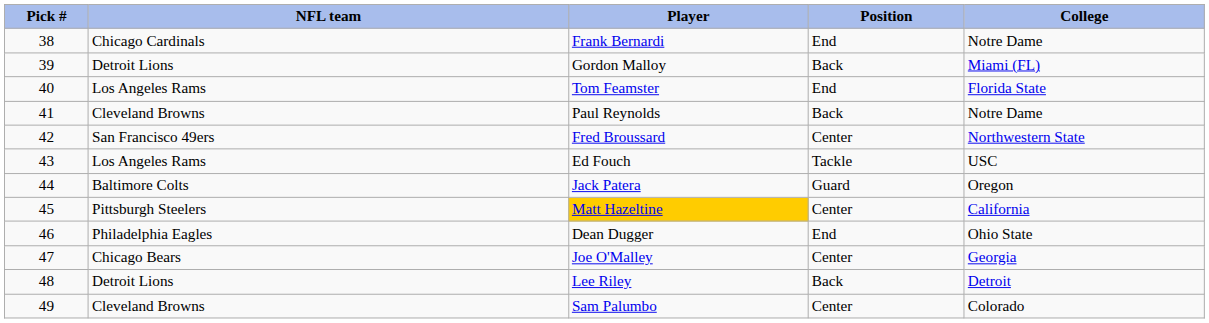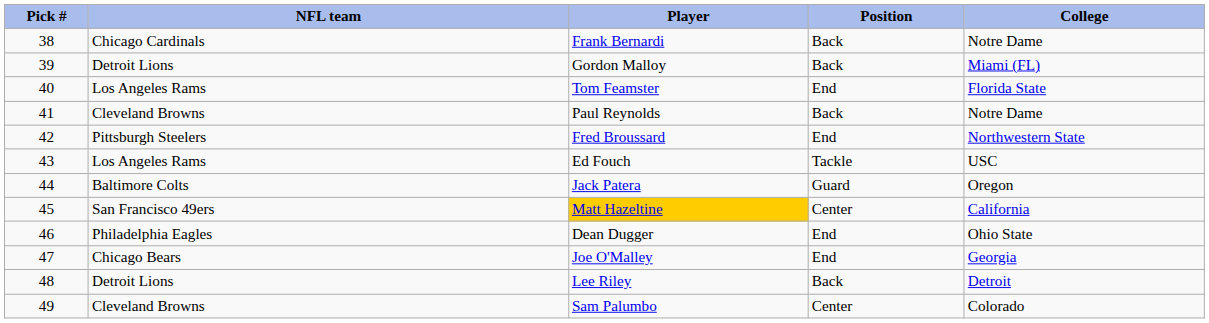(824, 40) End -> (827, 40) Back
(153, 137) San Francisco 49ers -> (149, 137) Pittsburgh Steelers
(832, 137) Center -> (824, 137) End
(149, 209) Pittsburgh Steelers -> (153, 209) San Francisco 49ers
(832, 257) Center -> (824, 257) End
